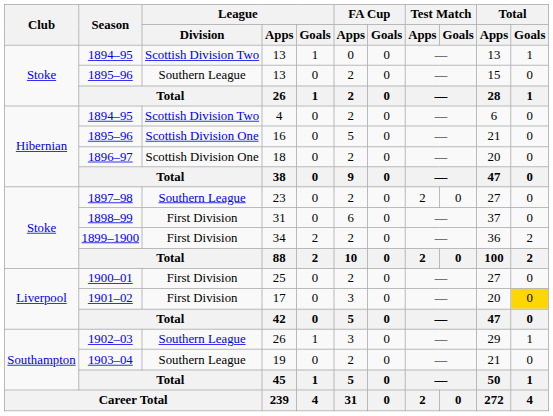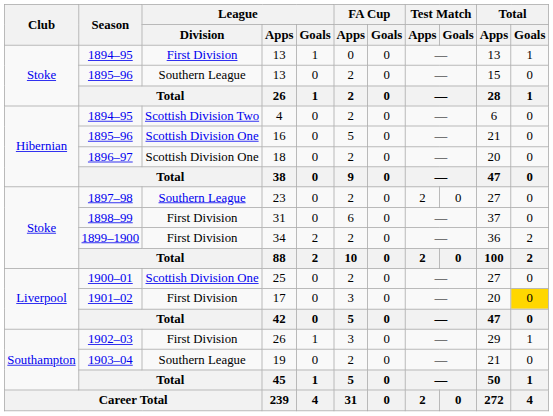(202, 55) Scottish Division Two -> (202, 55) First Division
(202, 278) First Division -> (202, 278) Scottish Division One
(202, 339) Southern League -> (202, 339) First Division
